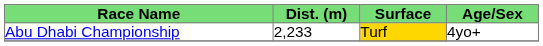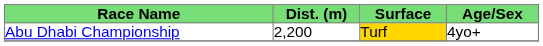(293, 32) 2,233 -> (293, 32) 2,200
